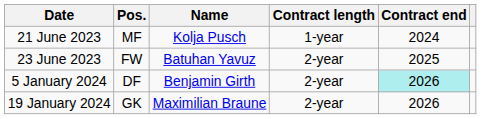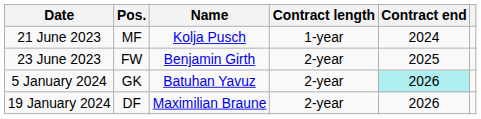(210, 59) Batuhan Yavuz -> (210, 59) Benjamin Girth
(132, 81) DF -> (132, 81) GK
(210, 81) Benjamin Girth -> (210, 81) Batuhan Yavuz
(132, 103) GK -> (132, 103) DF
